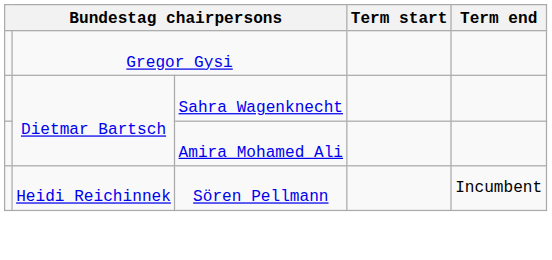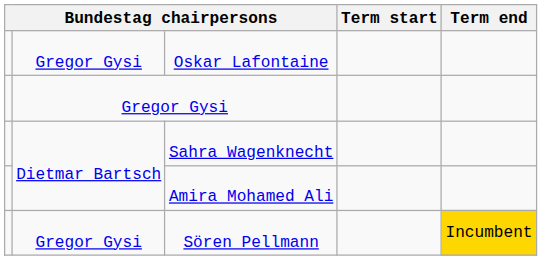+ row: (251, 63)
(94, 197) Heidi Reichinnek -> (89, 242) Gregor Gysi
(499, 188) no background -> (489, 233) gold background
